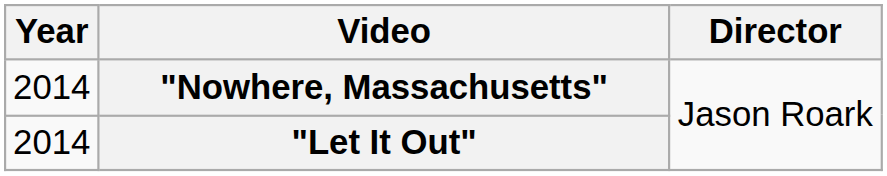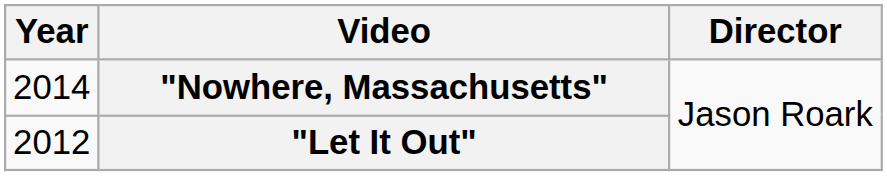(52, 142) 2014 -> (52, 142) 2012
